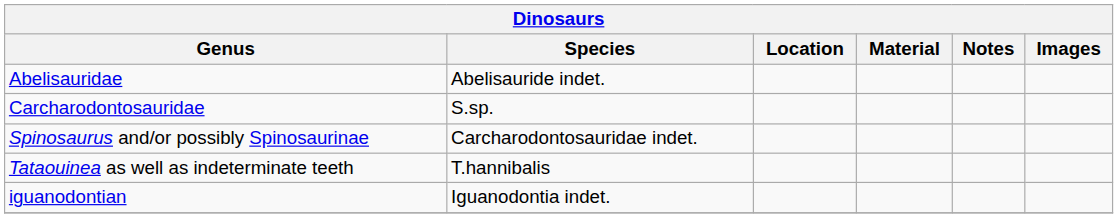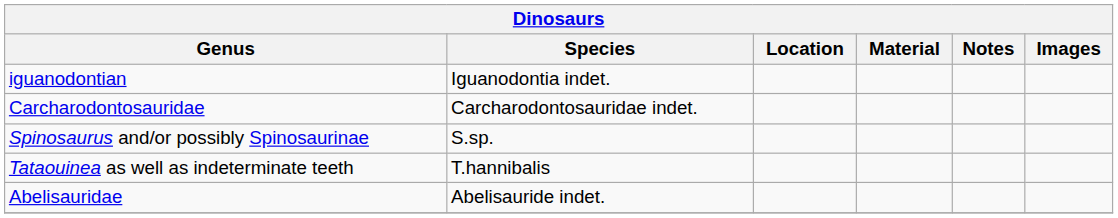rows swapped: (66, 78) <-> (68, 197)
(472, 108) S.sp. -> (574, 108) Carcharodontosauridae indet.
(574, 138) Carcharodontosauridae indet. -> (472, 138) S.sp.
